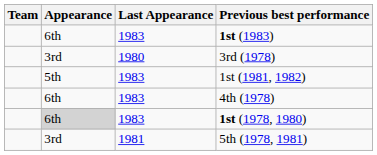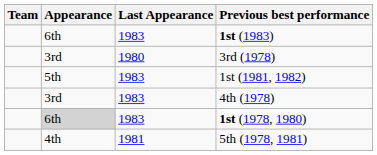(53, 98) 6th -> (53, 98) 3rd
(53, 139) 3rd -> (53, 139) 4th
